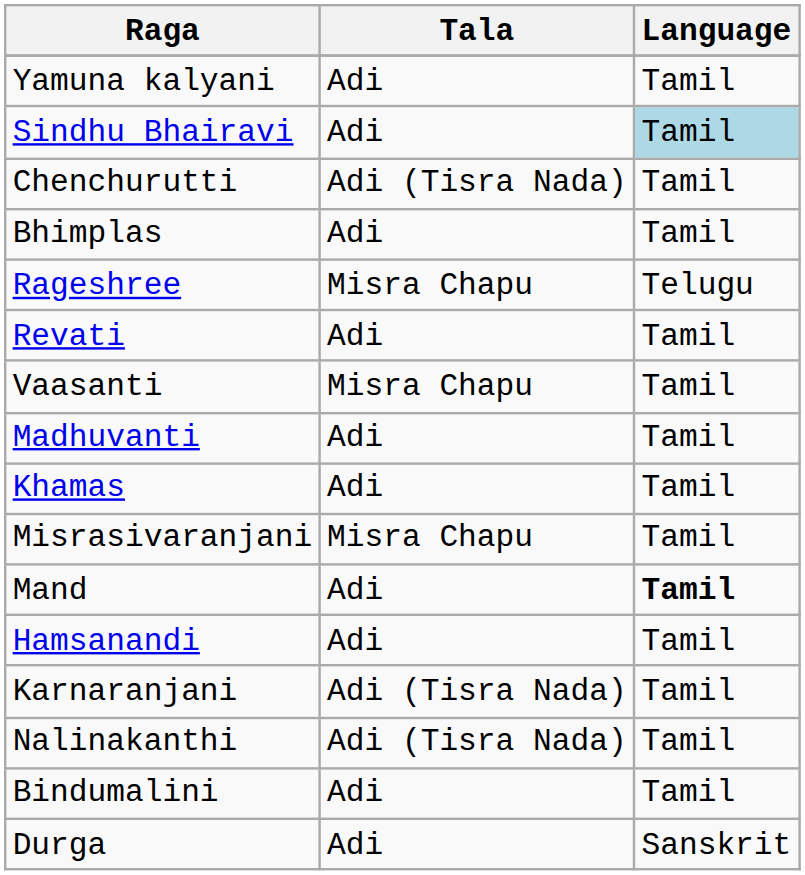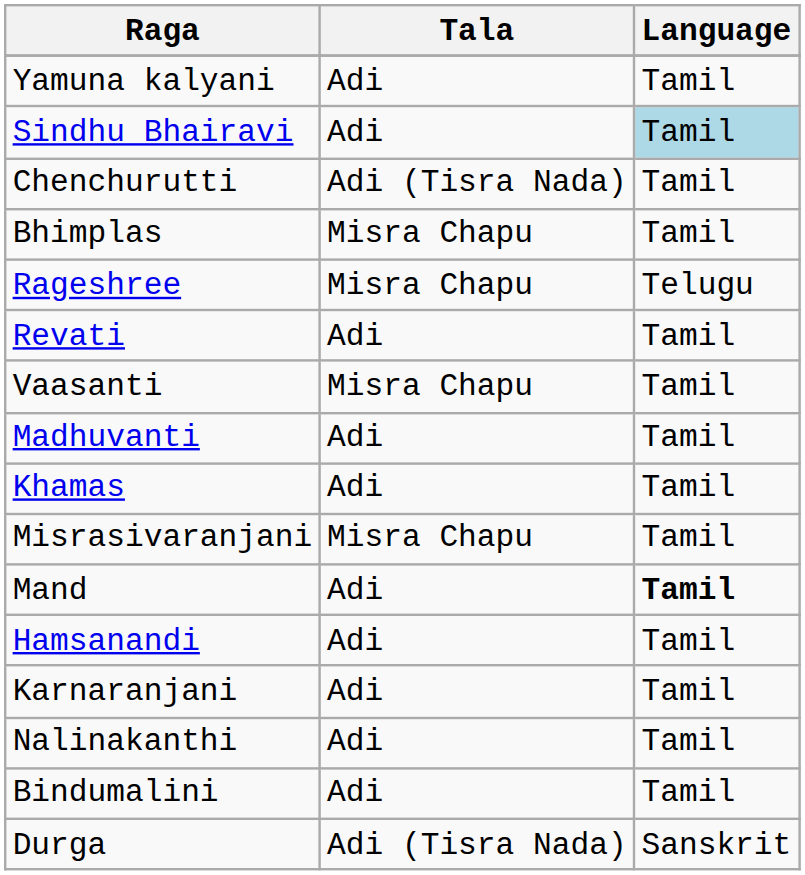(355, 234) Adi -> (430, 234) Misra Chapu
(477, 692) Adi (Tisra Nada) -> (355, 692) Adi
(477, 743) Adi (Tisra Nada) -> (355, 743) Adi
(355, 844) Adi -> (477, 844) Adi (Tisra Nada)
